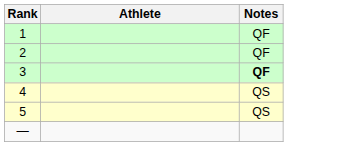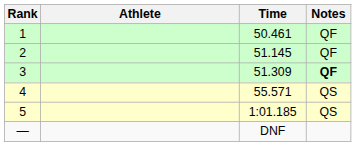+ column: (273, 14)
